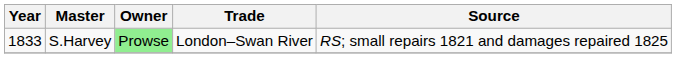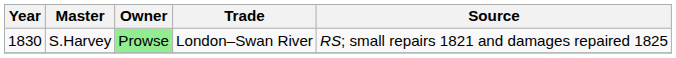(25, 40) 1833 -> (25, 40) 1830
